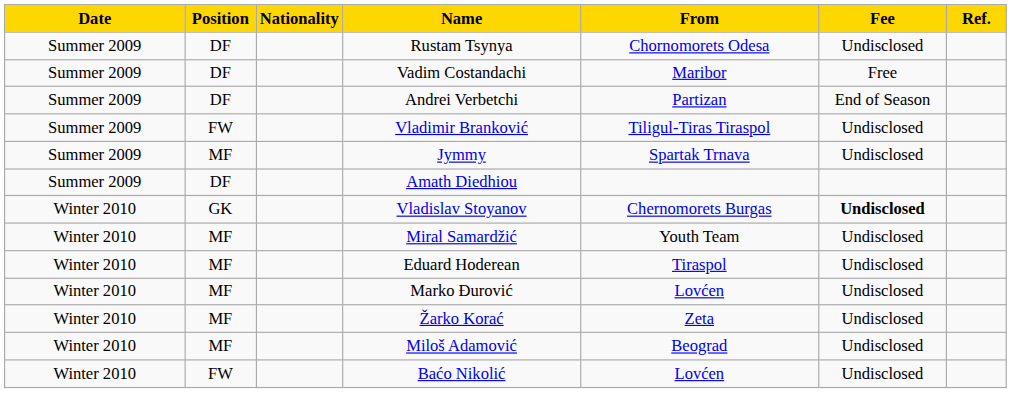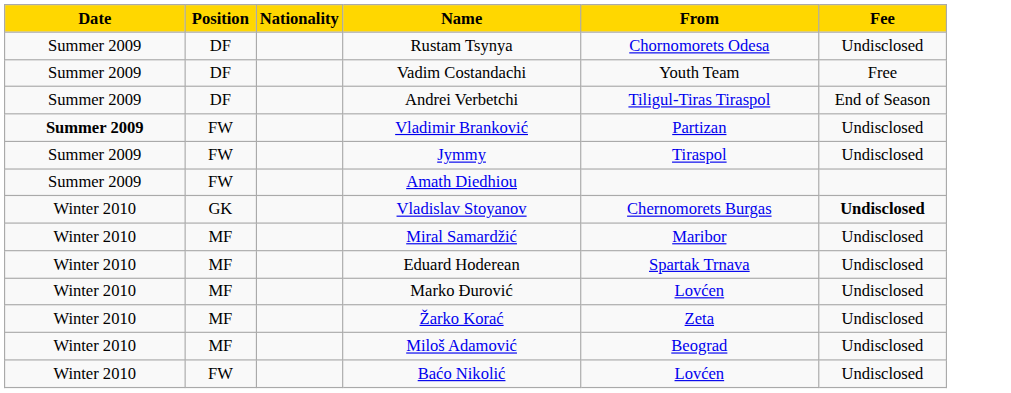- column: (976, 18)
(699, 73) Maribor -> (699, 73) Youth Team
(699, 100) Partizan -> (699, 100) Tiligul-Tiras Tiraspol
(95, 127) normal -> (95, 127) bold
(699, 127) Tiligul-Tiras Tiraspol -> (699, 127) Partizan
(220, 155) MF -> (220, 155) FW
(699, 155) Spartak Trnava -> (699, 155) Tiraspol
(220, 182) DF -> (220, 182) FW
(699, 237) Youth Team -> (699, 237) Maribor
(699, 264) Tiraspol -> (699, 264) Spartak Trnava
